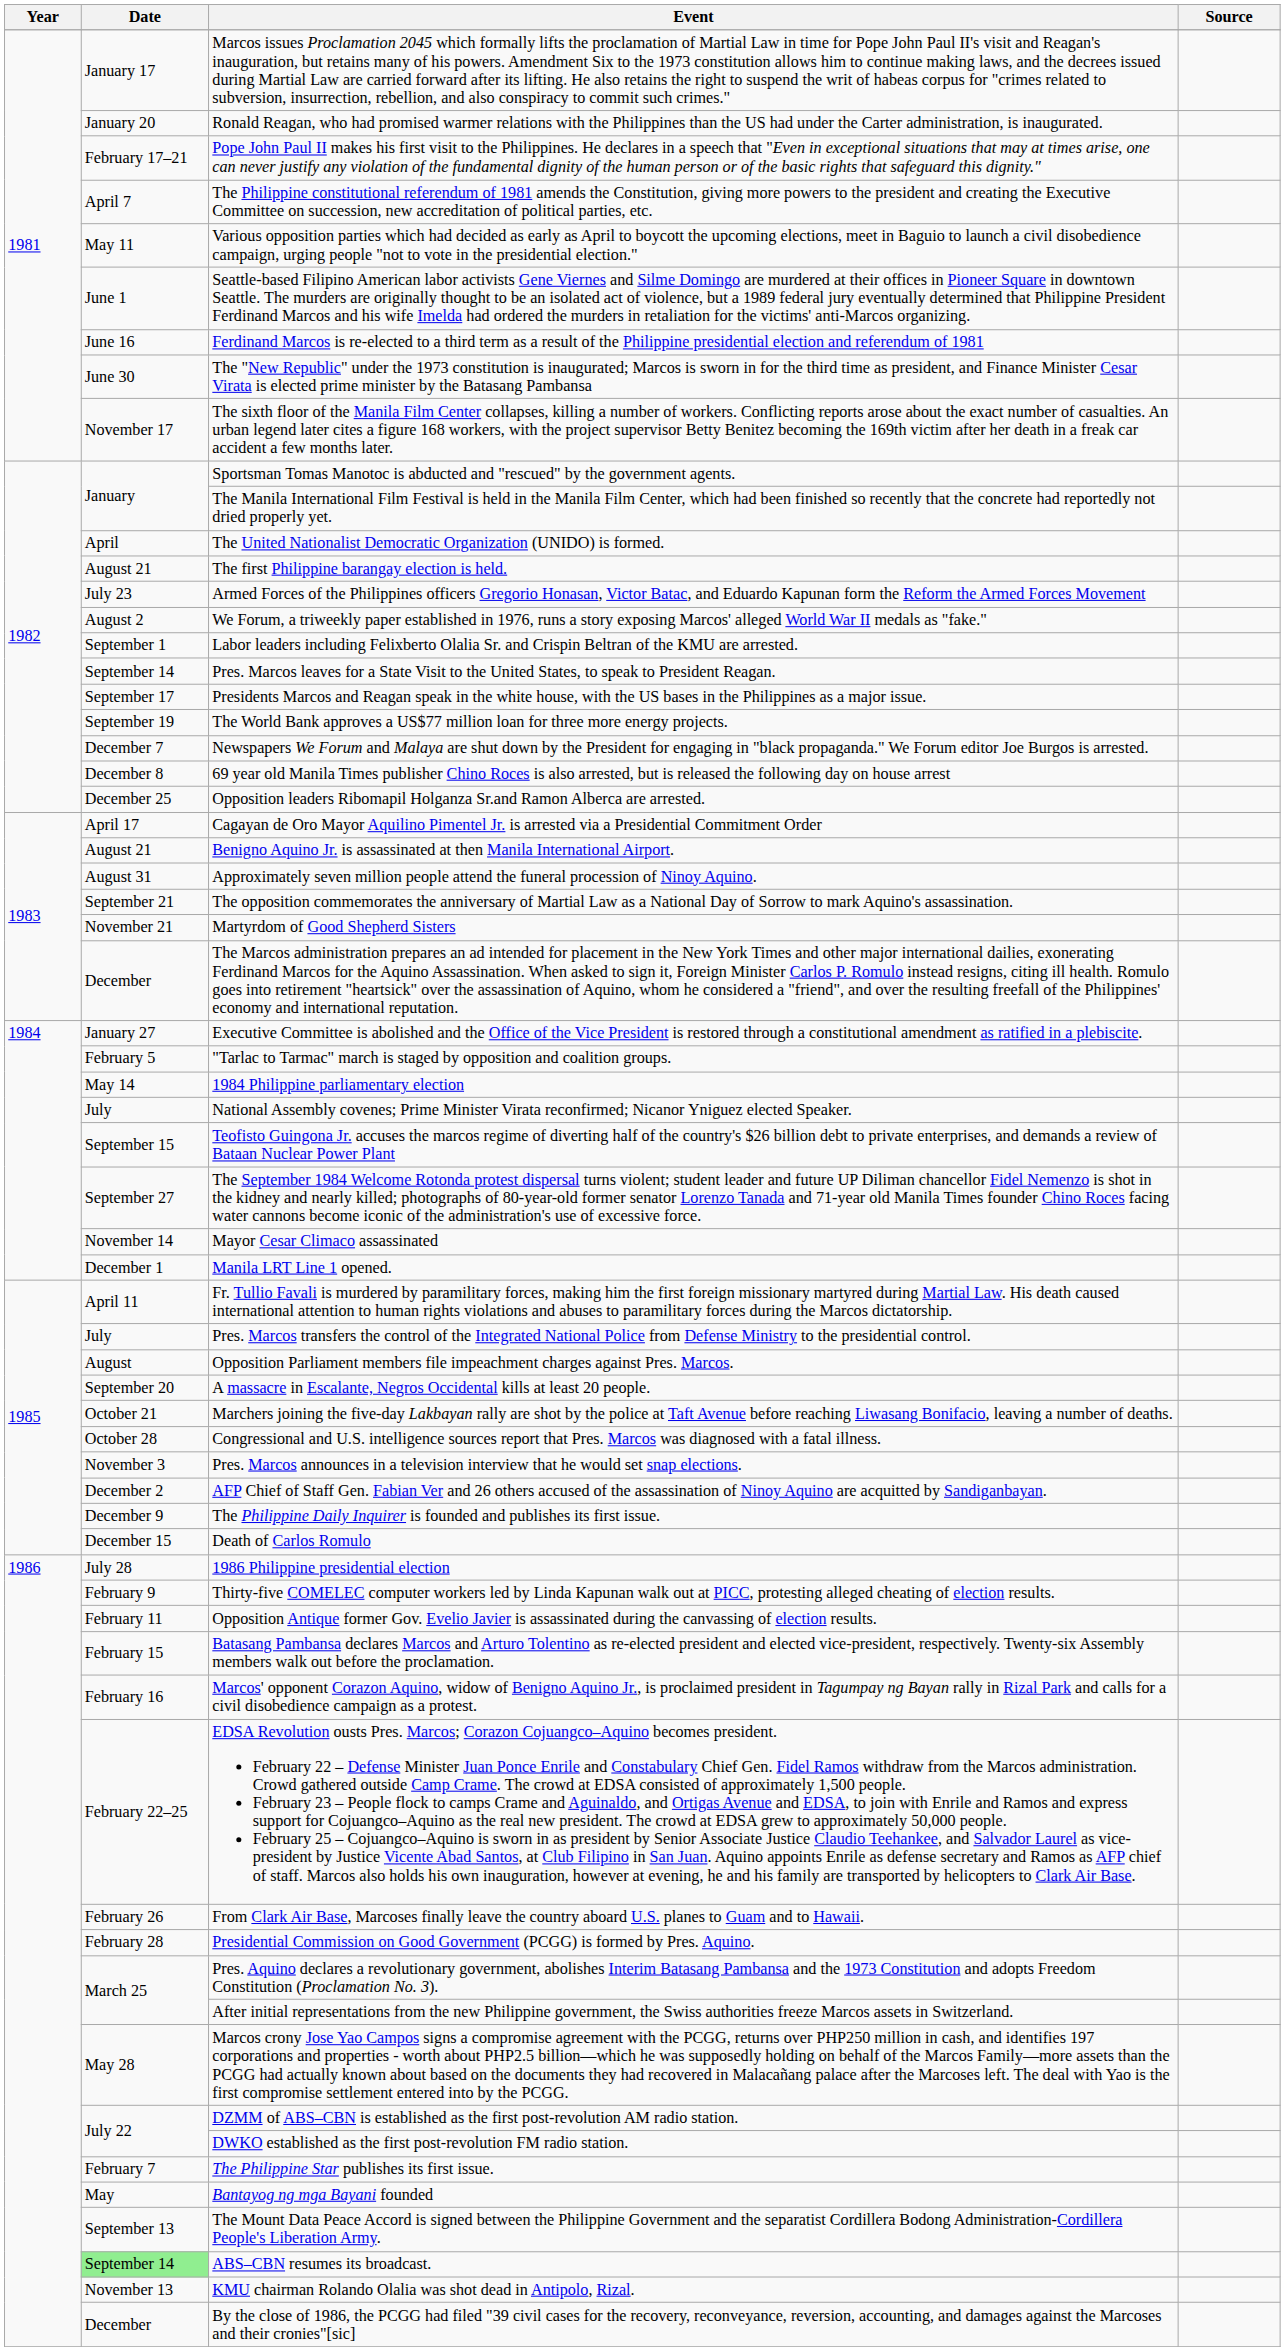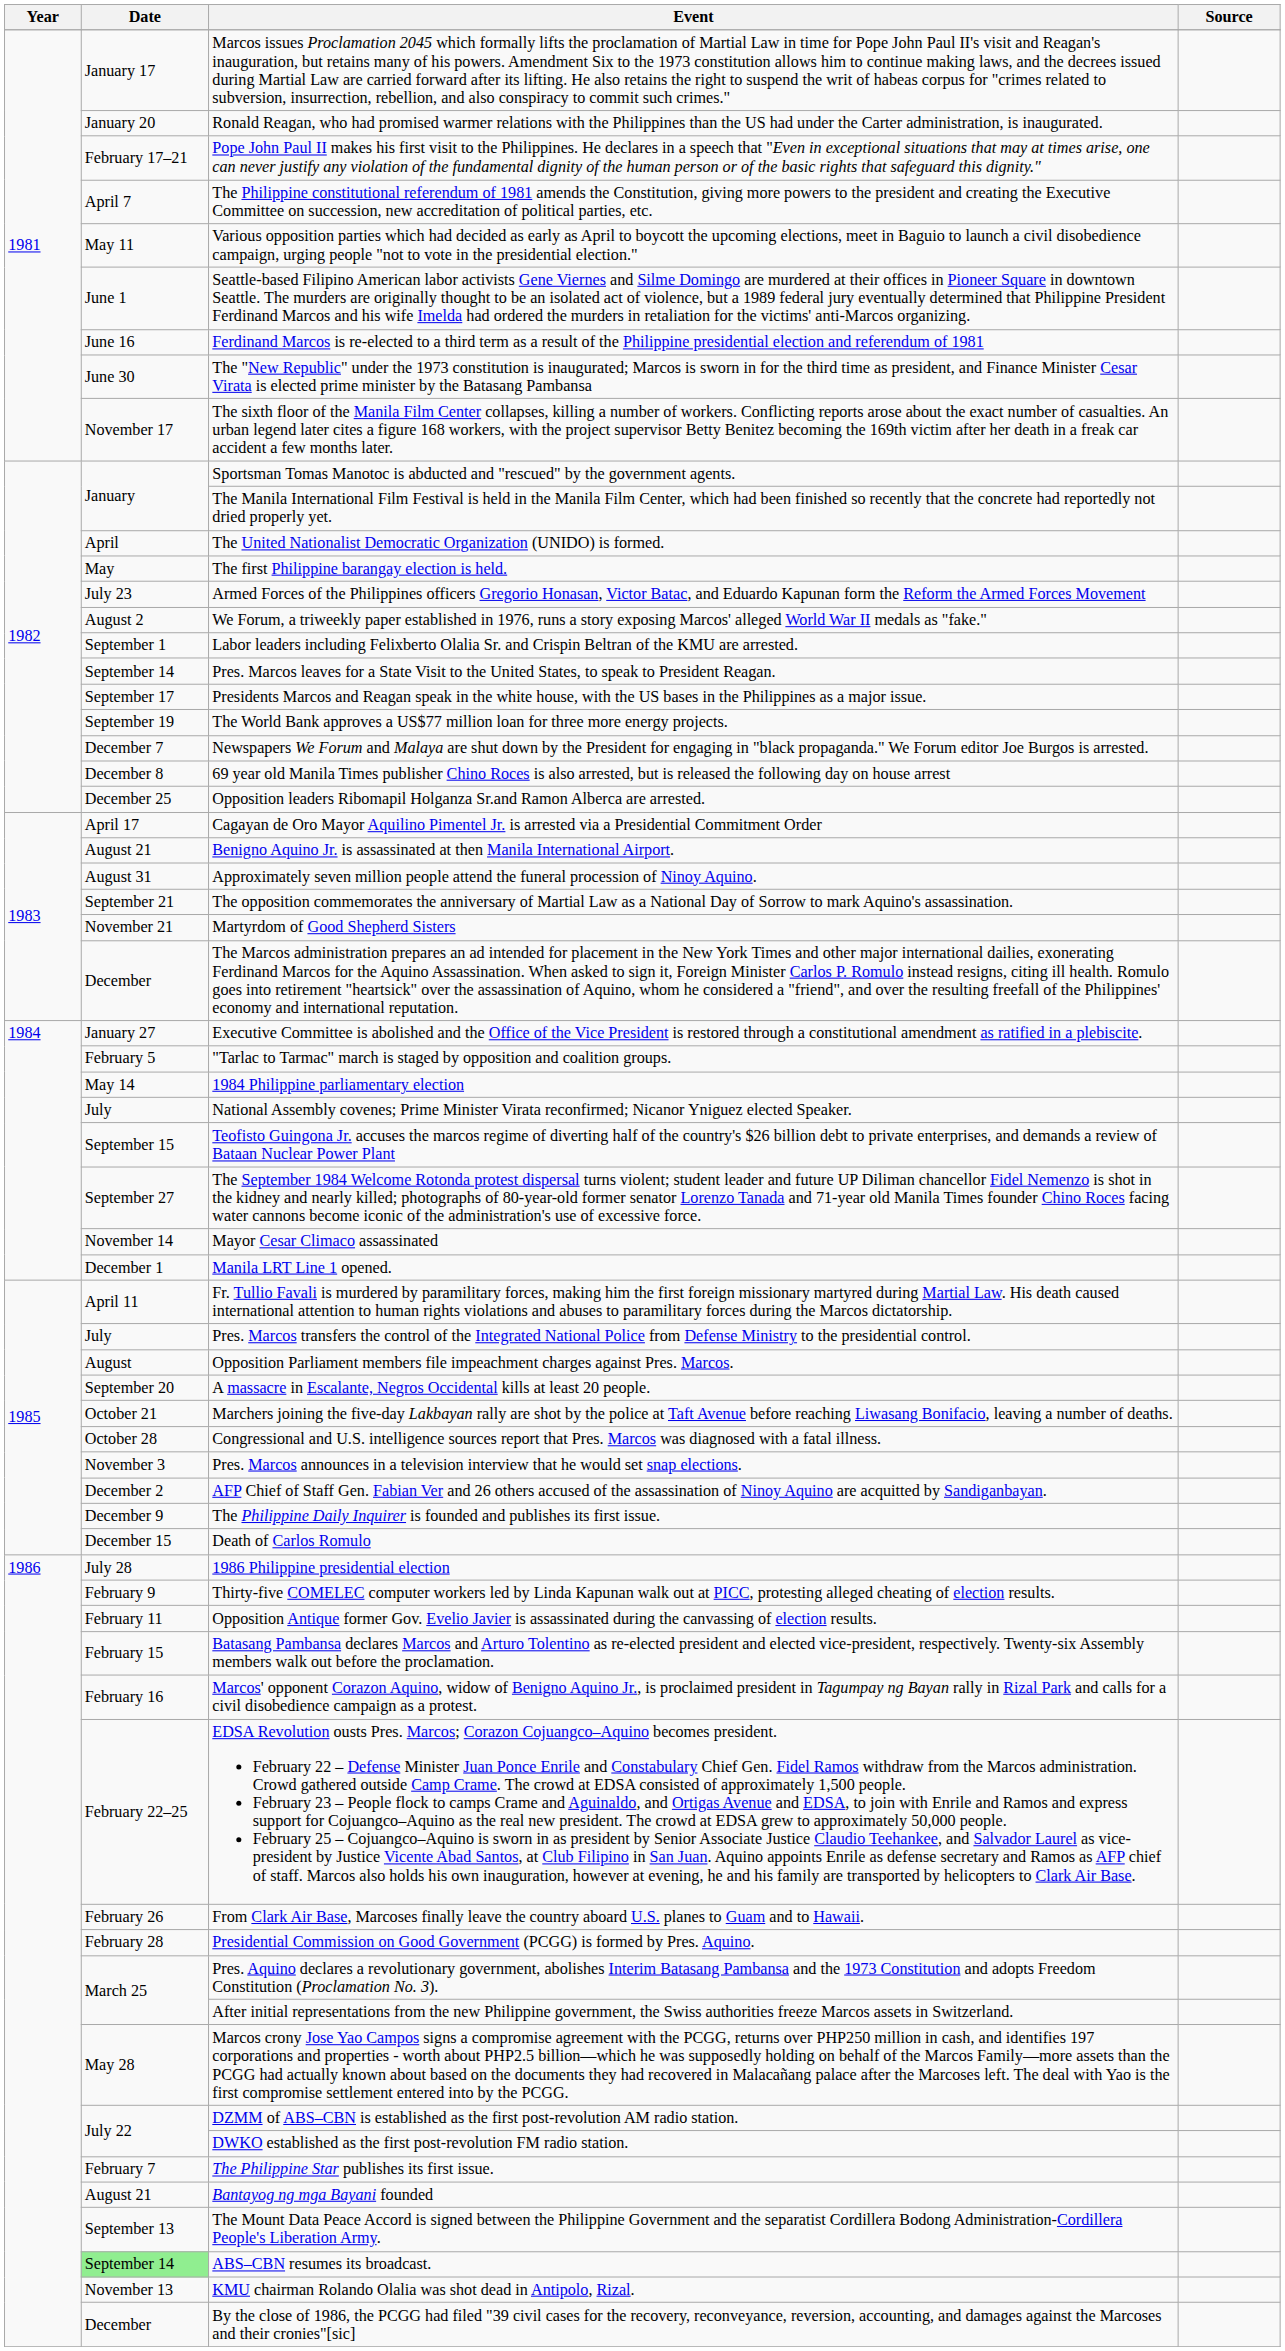(118, 568) August 21 -> (100, 568) May
(100, 2194) May -> (118, 2194) August 21
